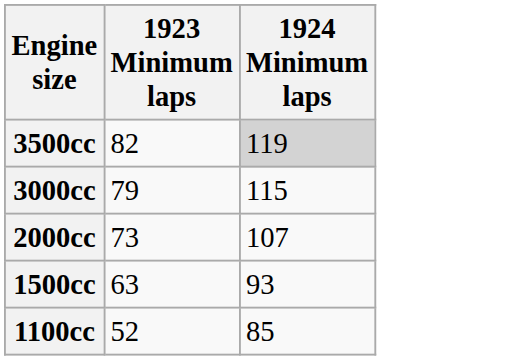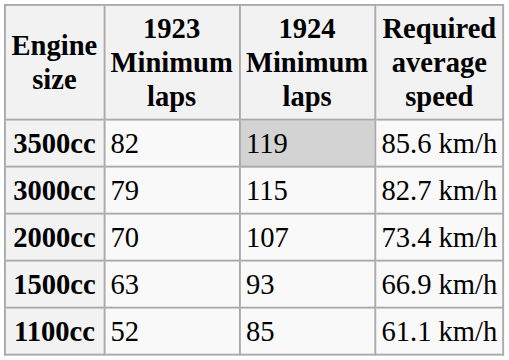+ column: (439, 62)
(125, 237) 73 -> (125, 237) 70
